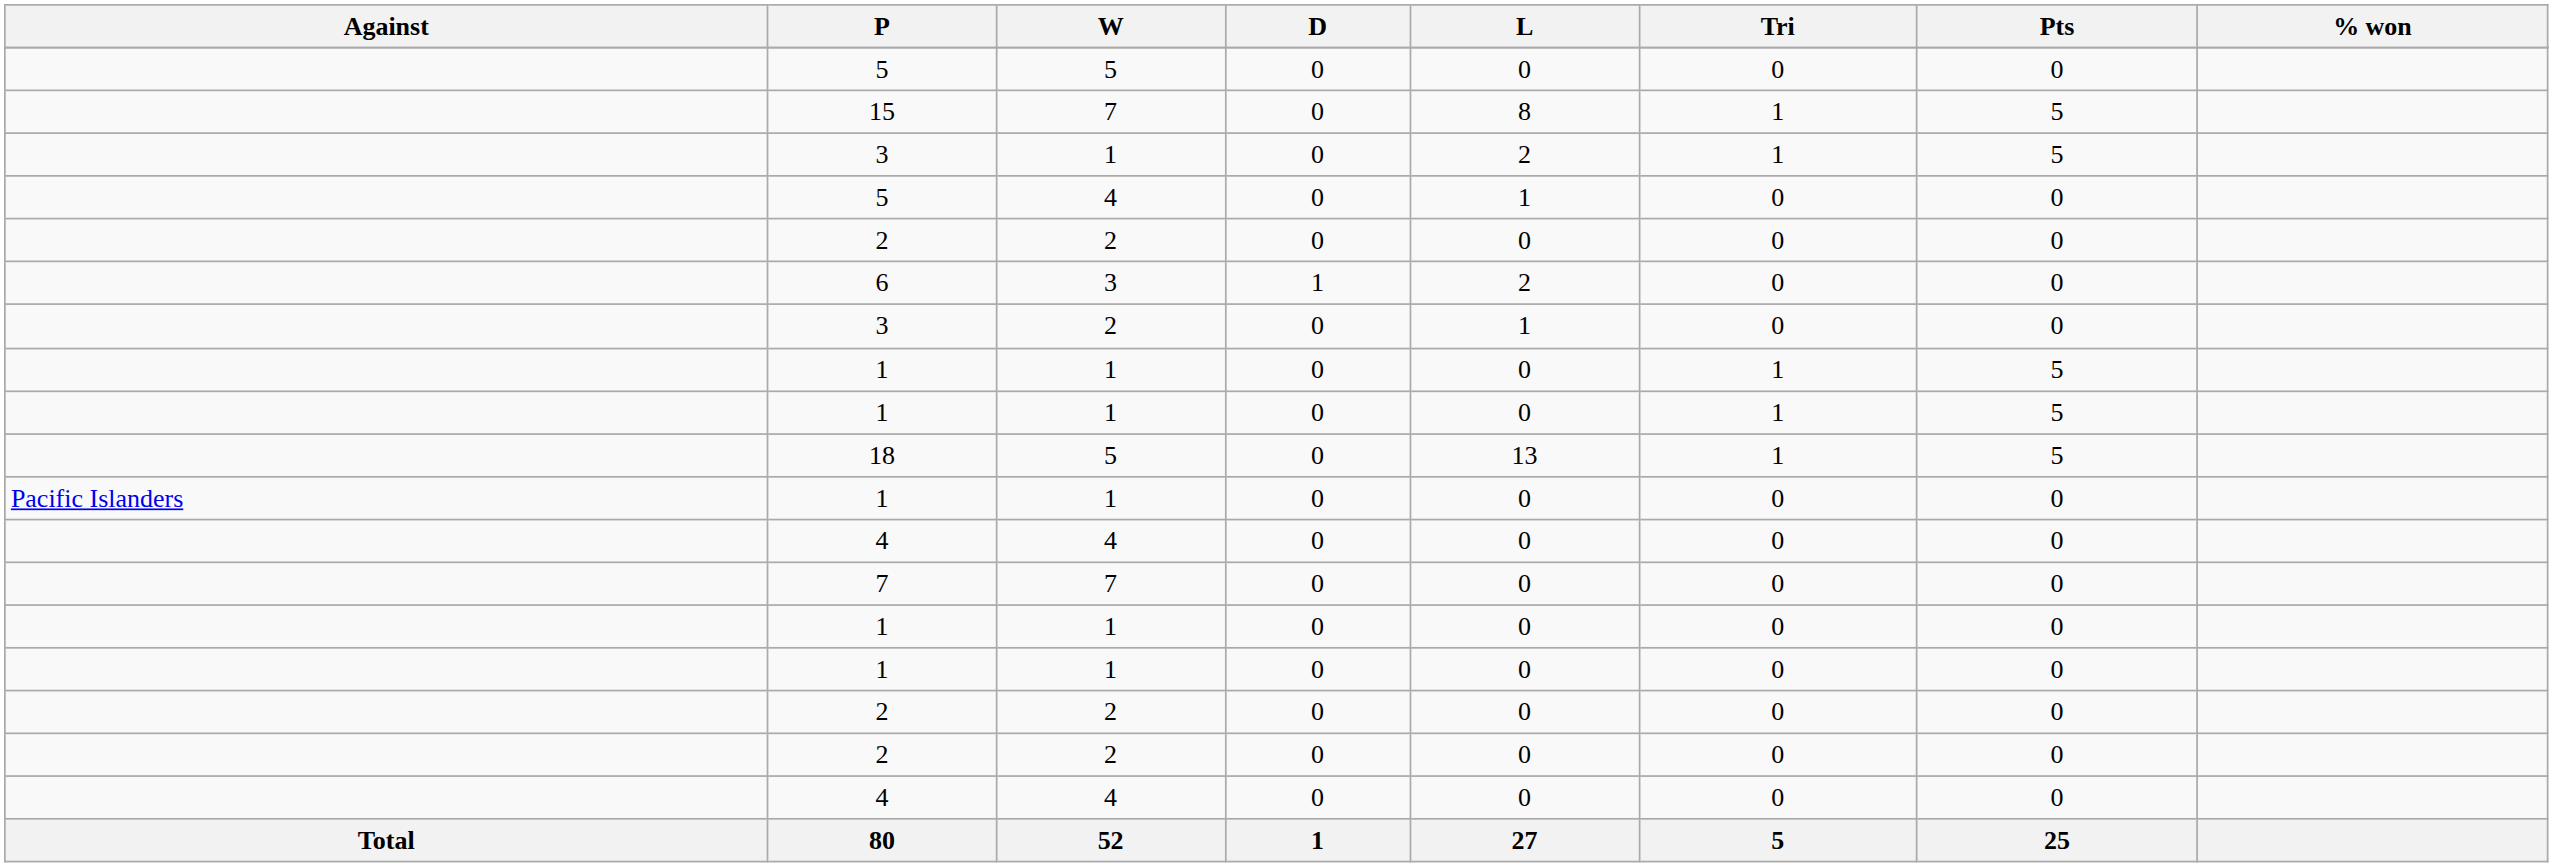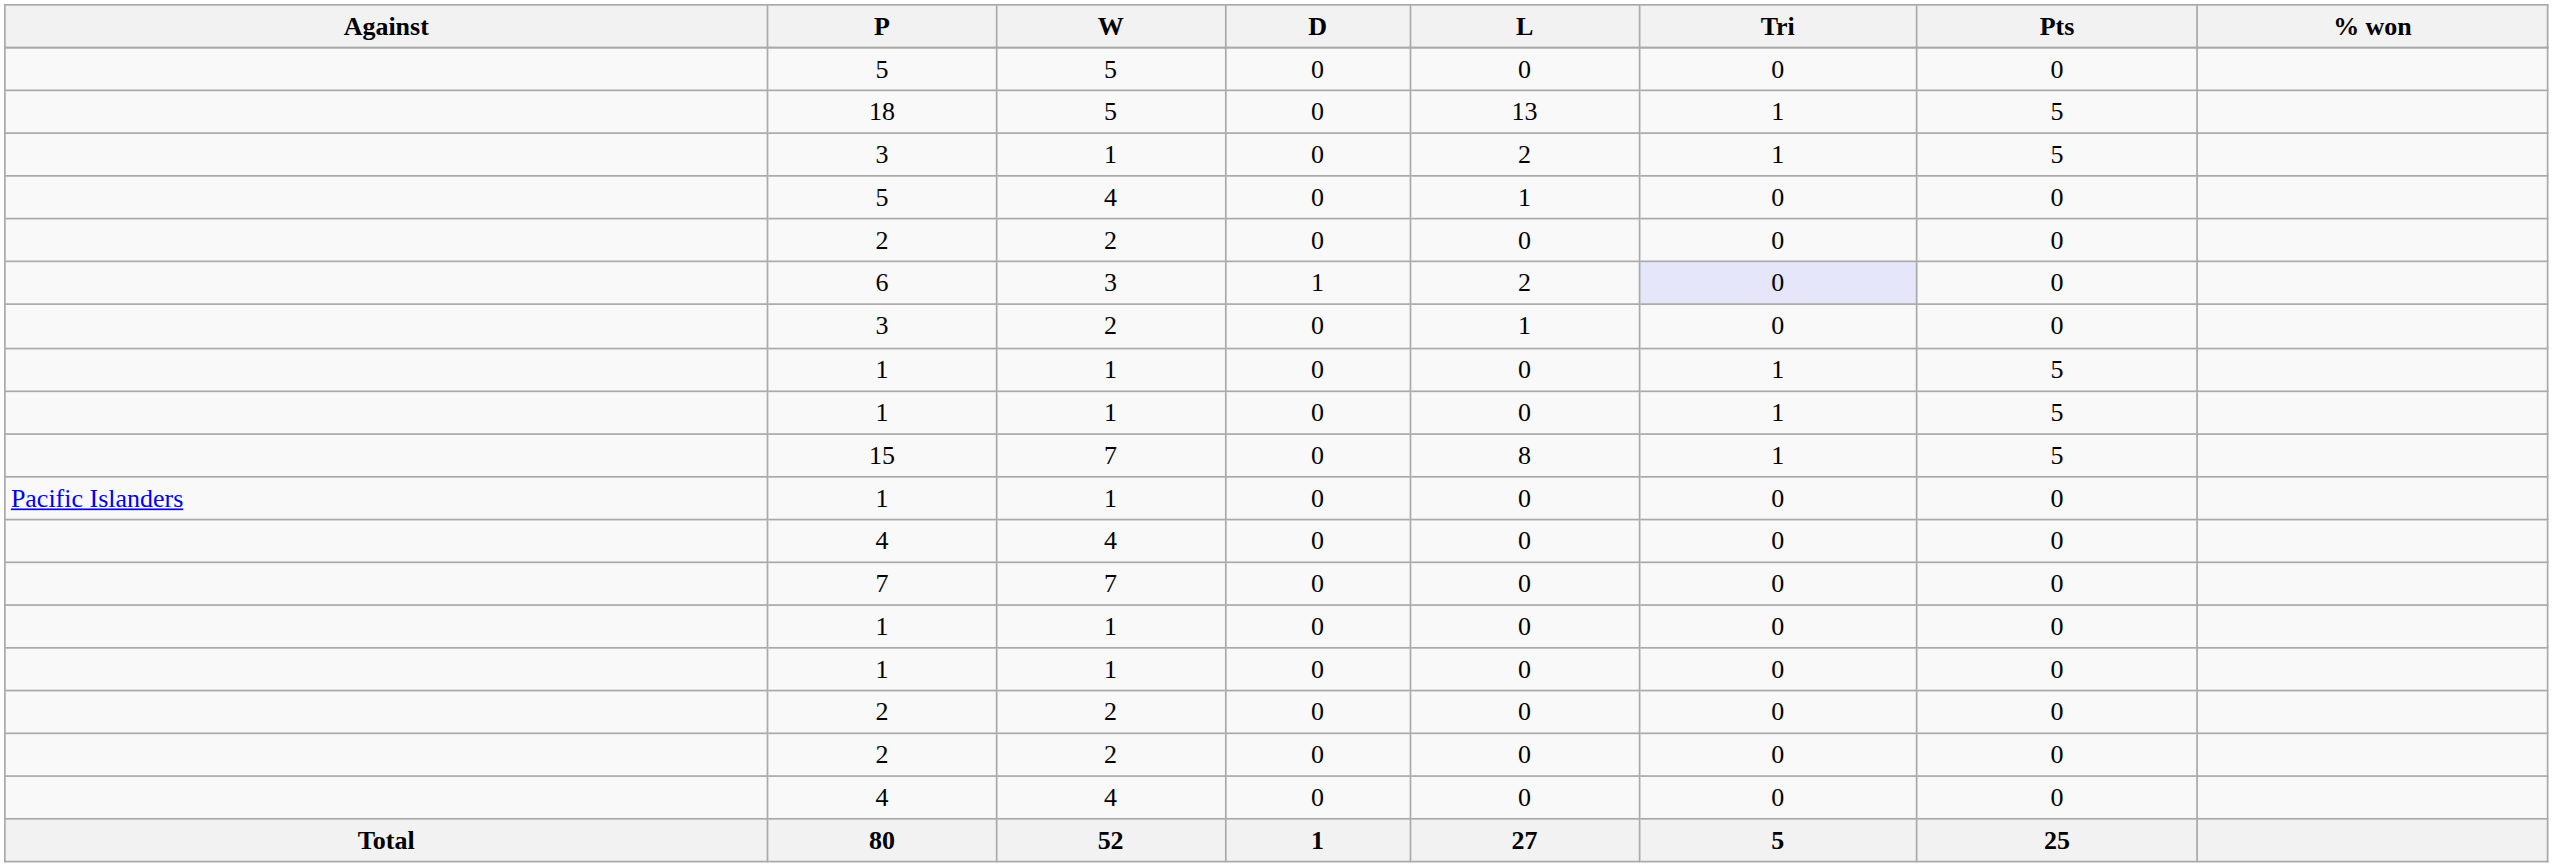rows swapped: (882, 111) <-> (882, 454)
(1778, 283) no background -> (1778, 283) lavender background
